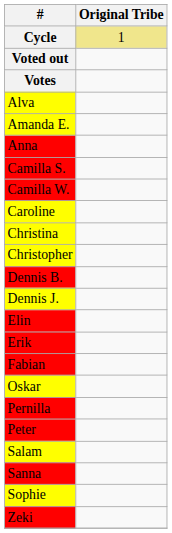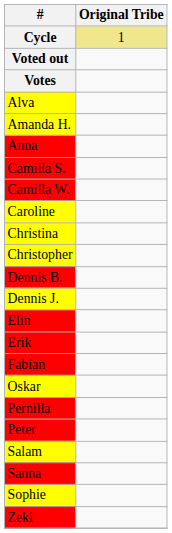- row: (39, 124)
+ row: (39, 124)
